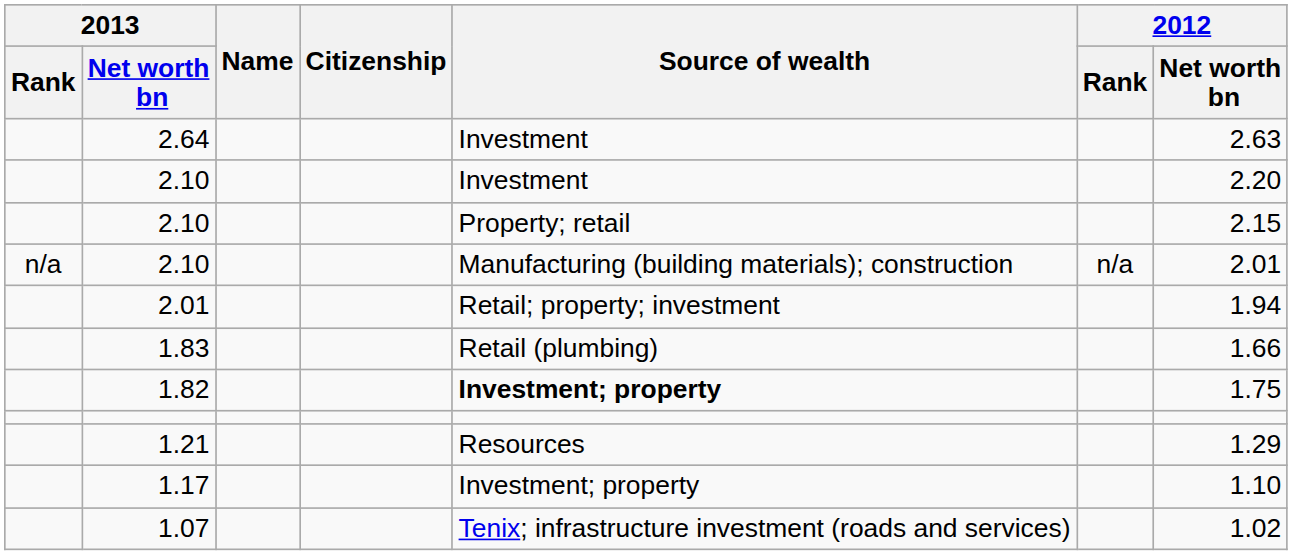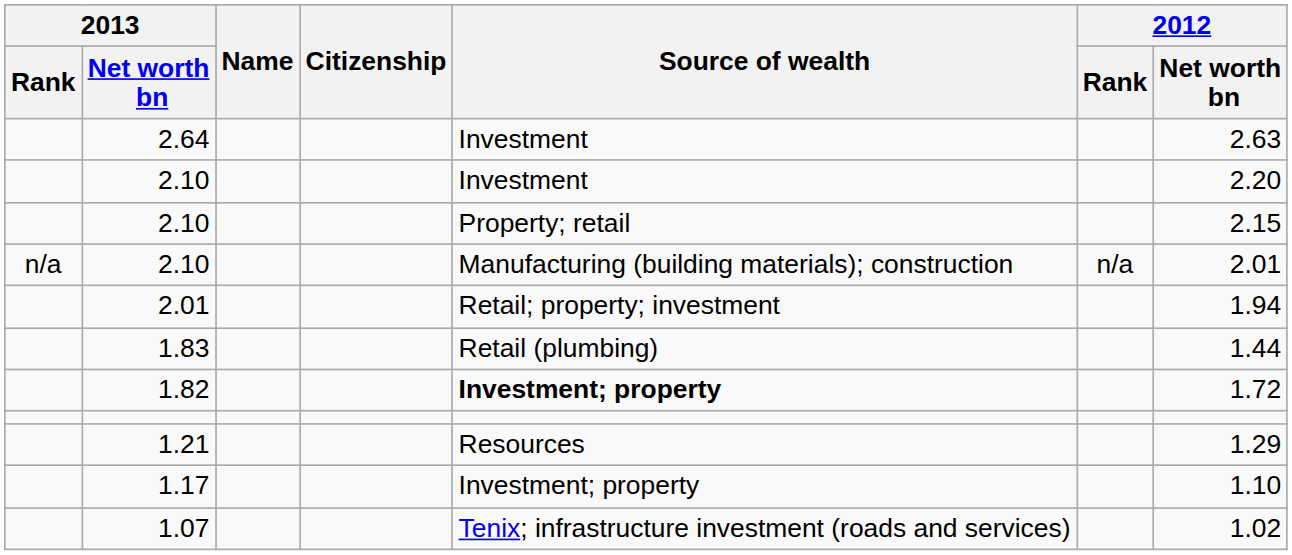(1255, 348) 1.66 -> (1255, 348) 1.44
(1255, 390) 1.75 -> (1255, 390) 1.72
